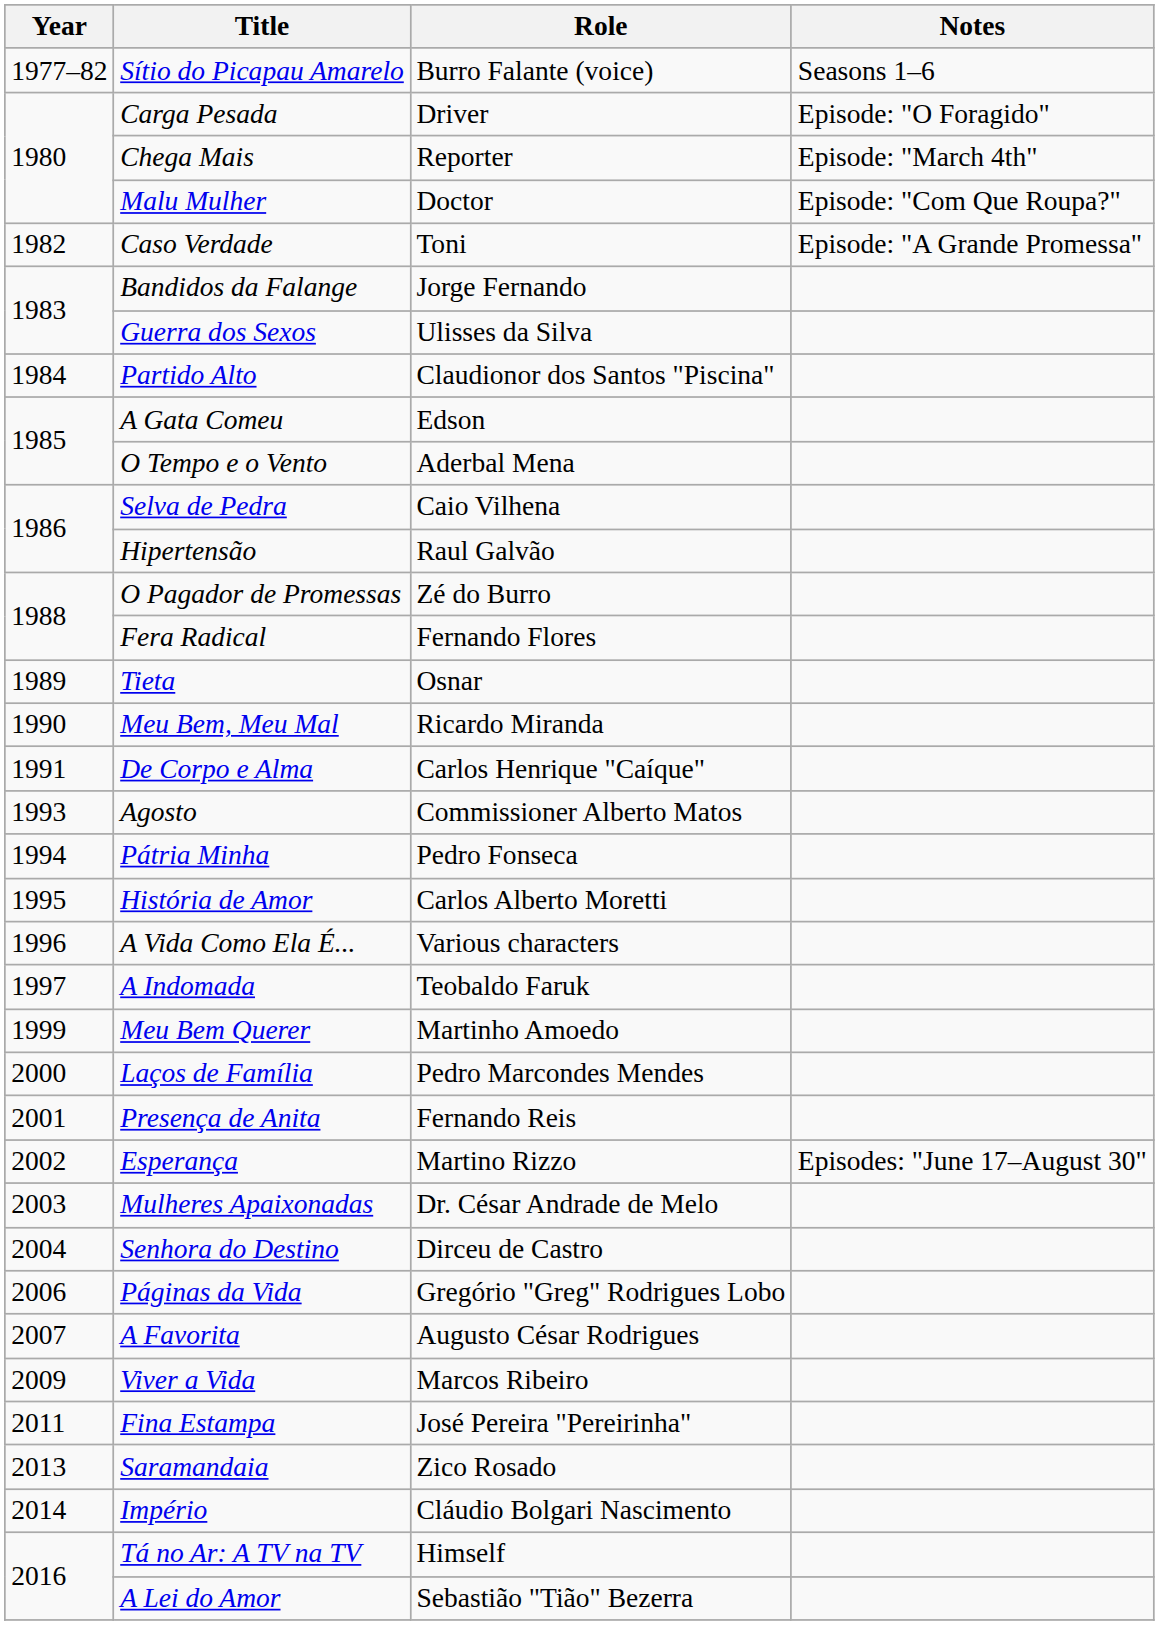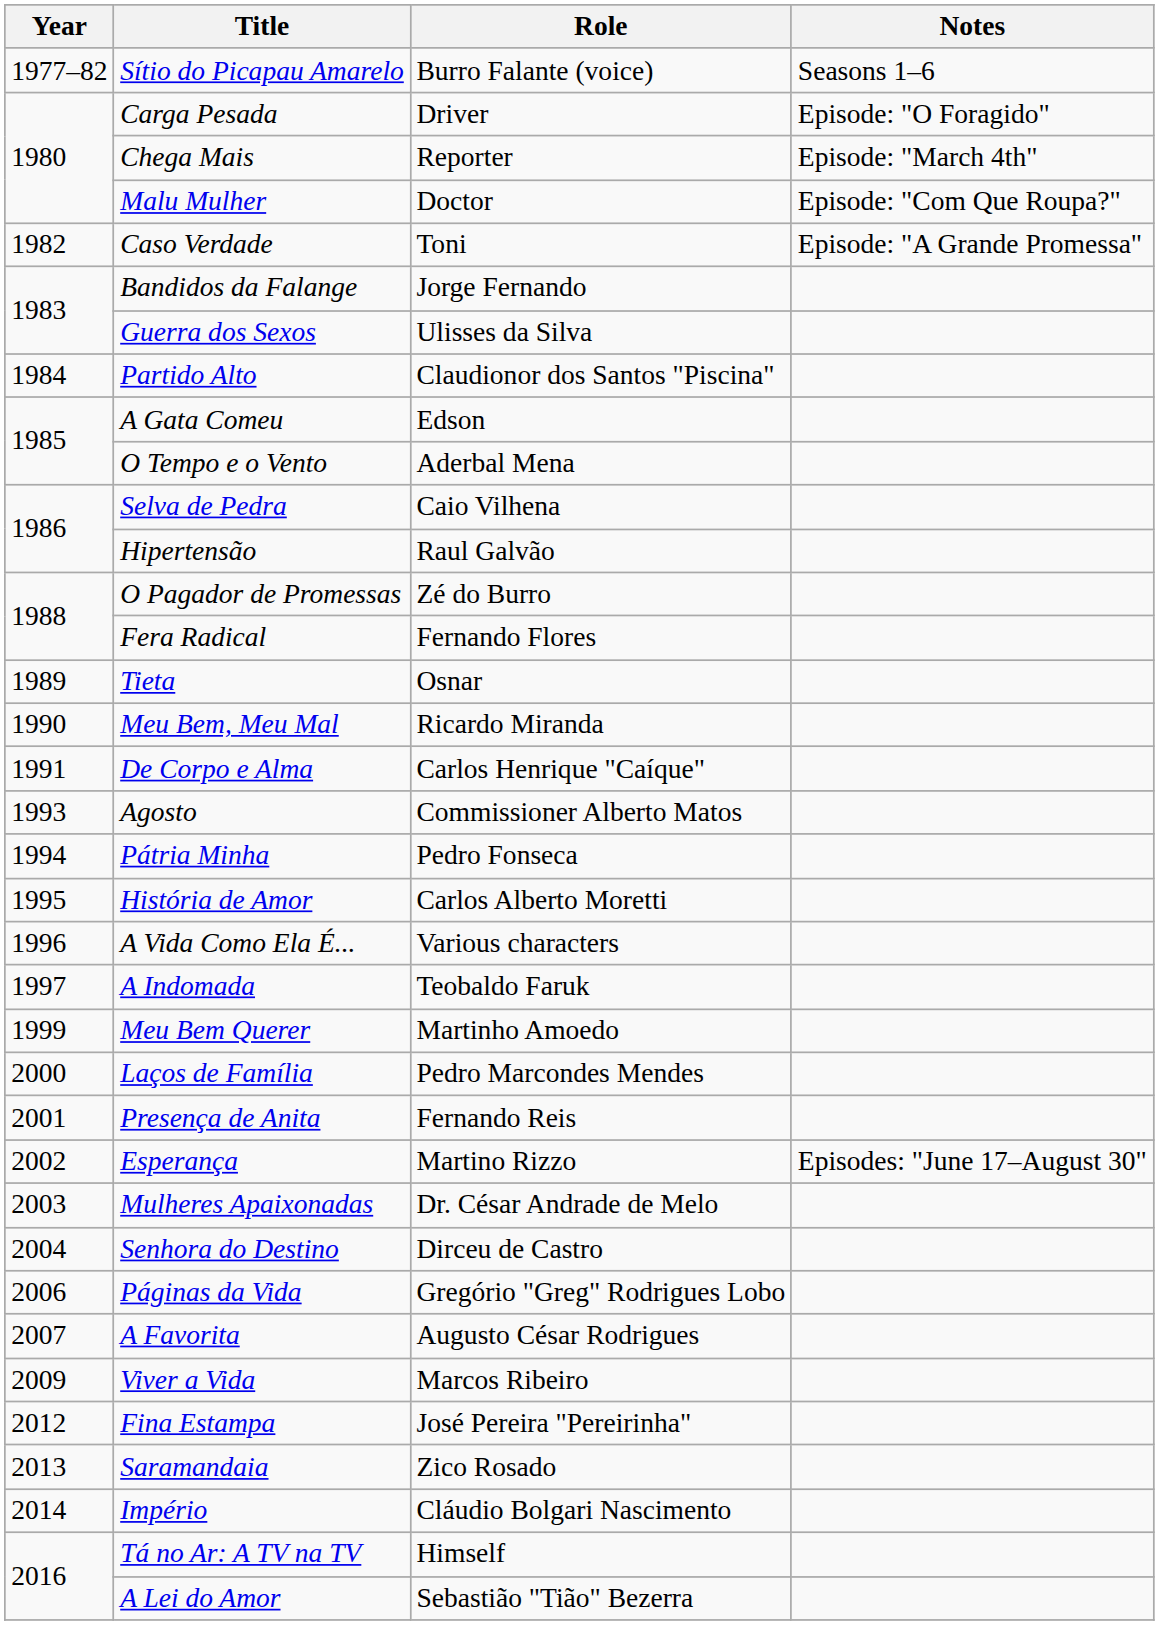(38, 1422) 2011 -> (39, 1422) 2012
